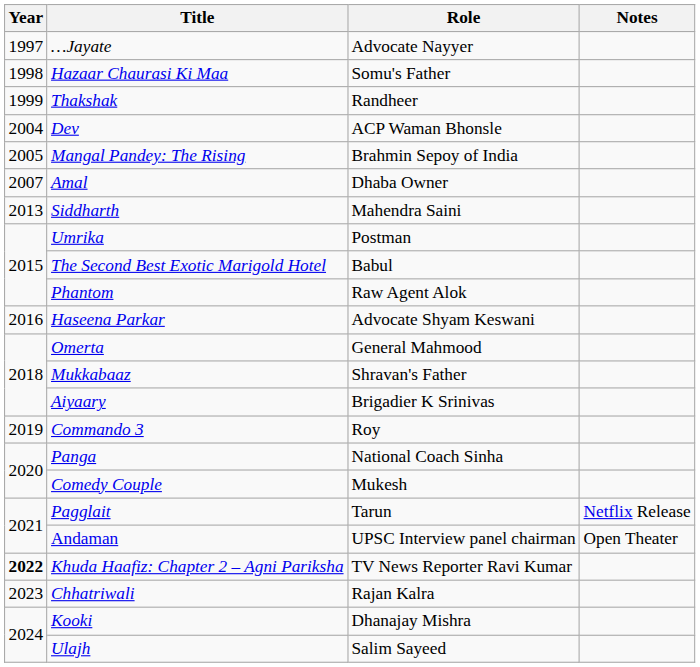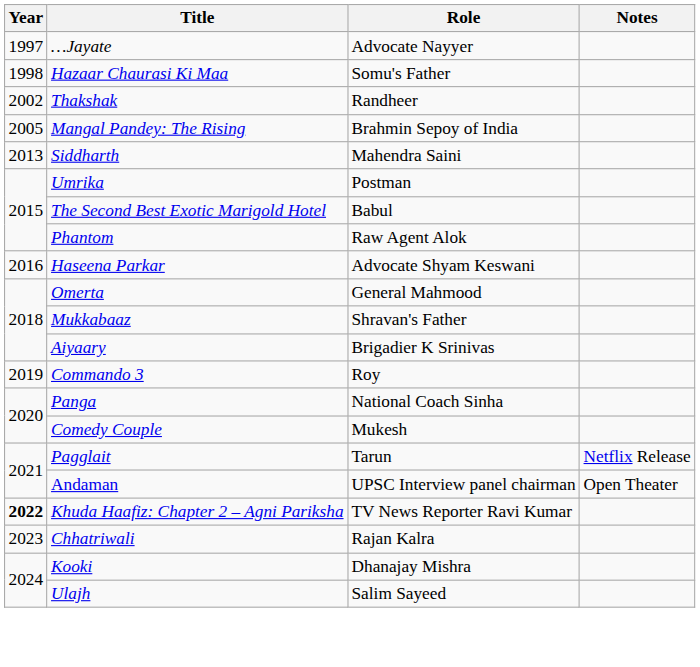(26, 100) 1999 -> (26, 100) 2002
- row: (65, 127)
- row: (69, 182)
